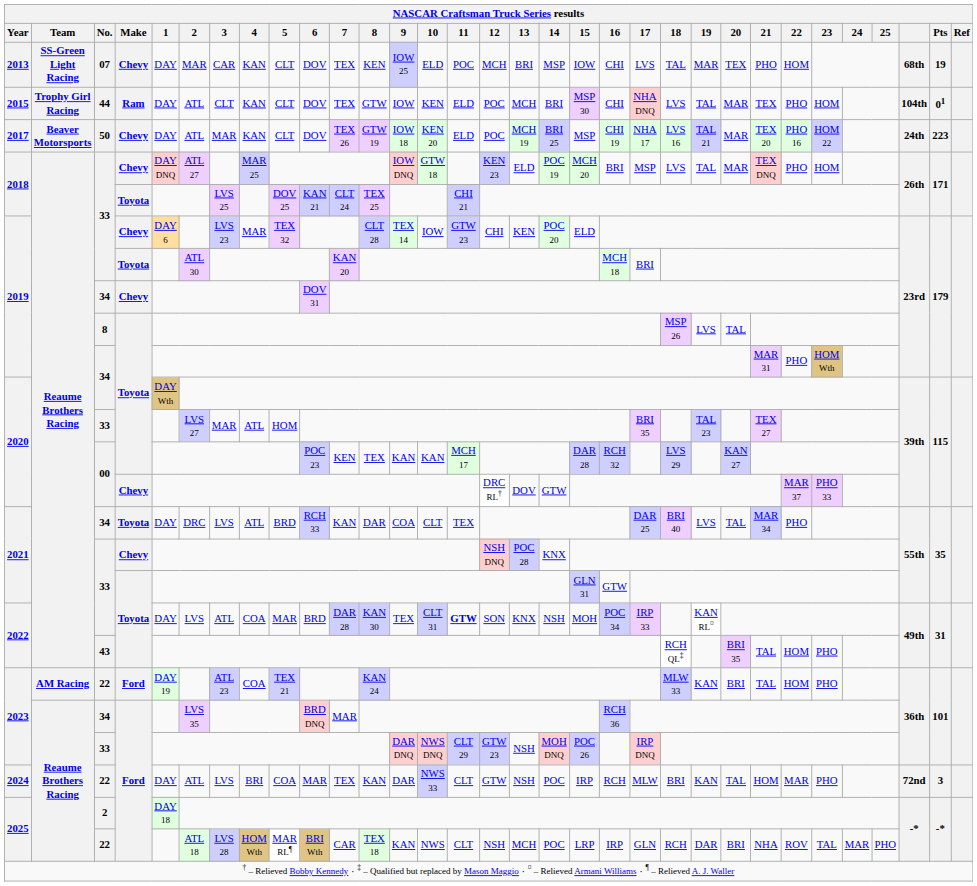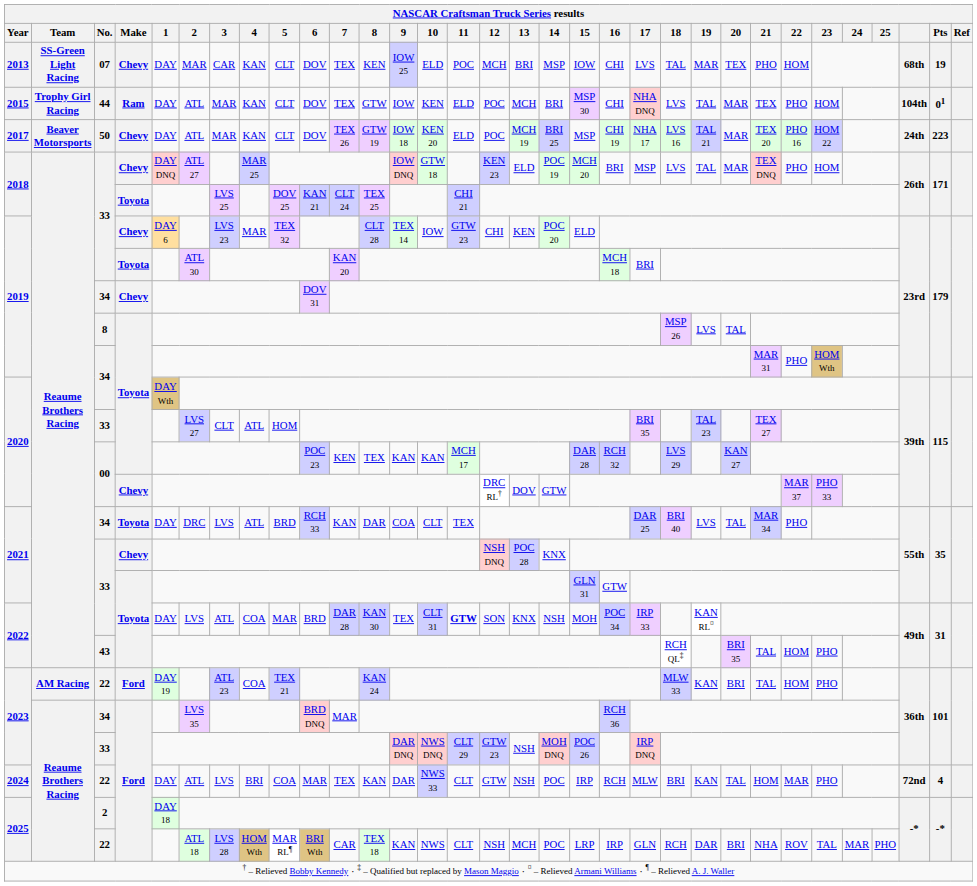(224, 103) CLT -> (224, 103) MAR
(224, 425) MAR -> (224, 425) CLT
(940, 780) 3 -> (940, 780) 4
